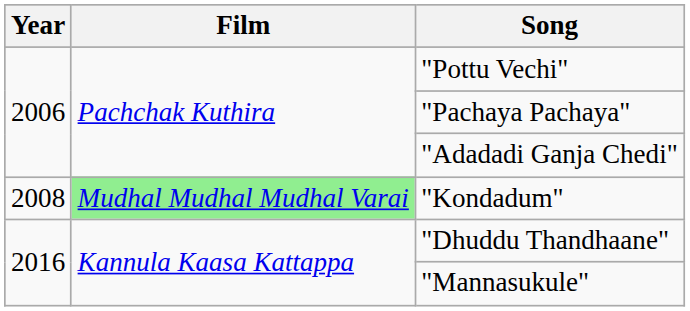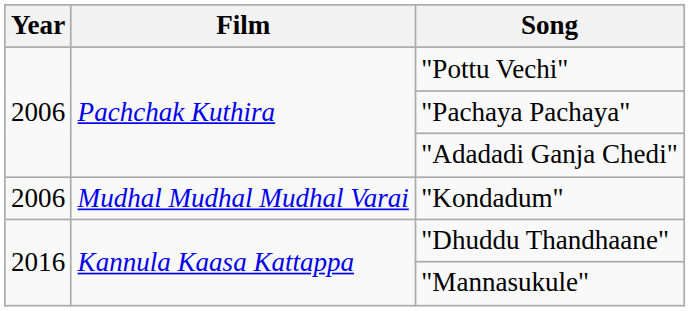(38, 197) 2008 -> (38, 197) 2006
(243, 197) lightgreen background -> (243, 197) no background
